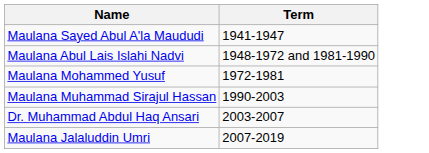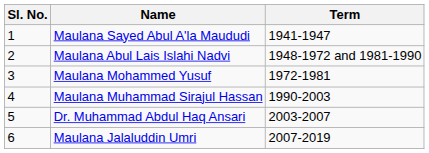+ column: (28, 14)
